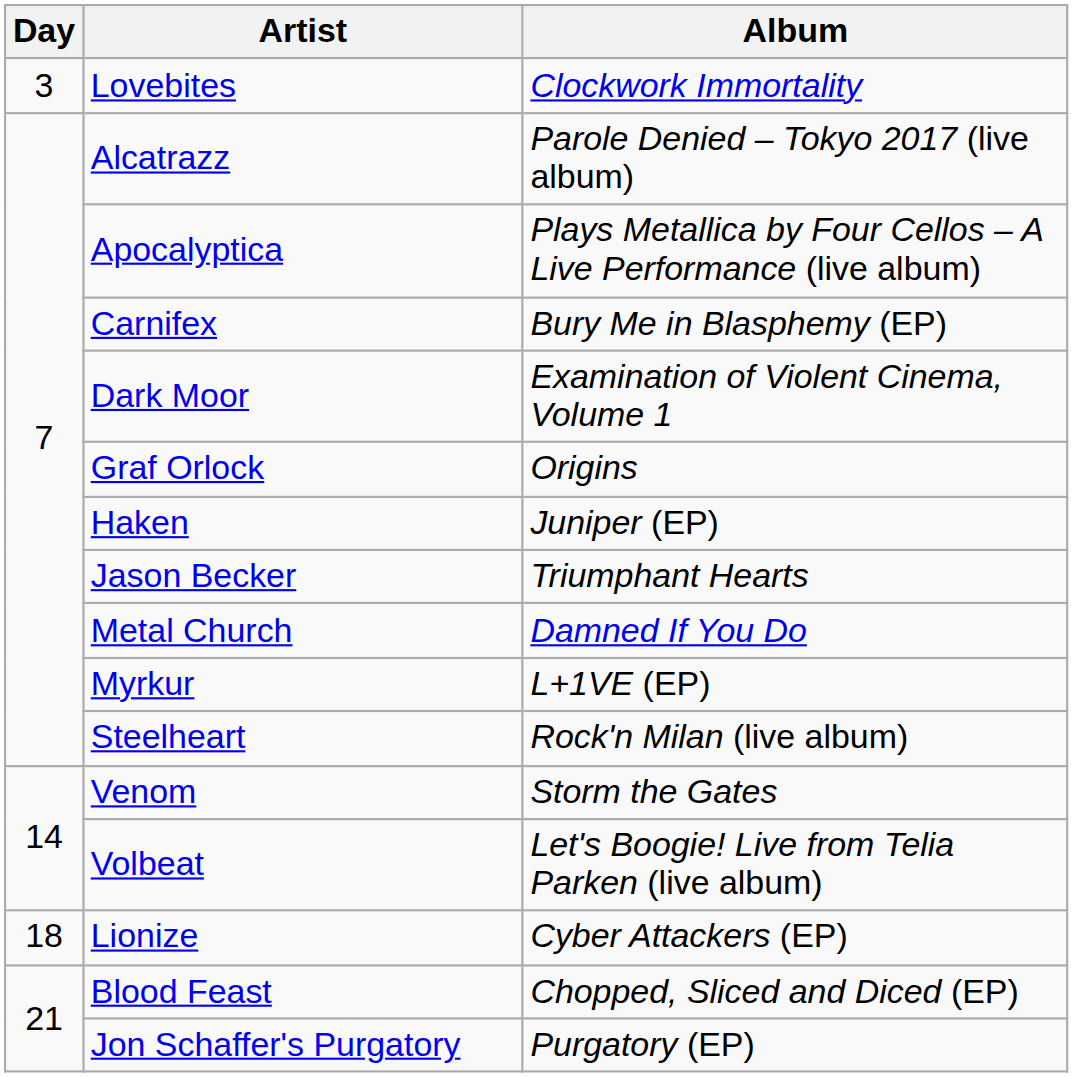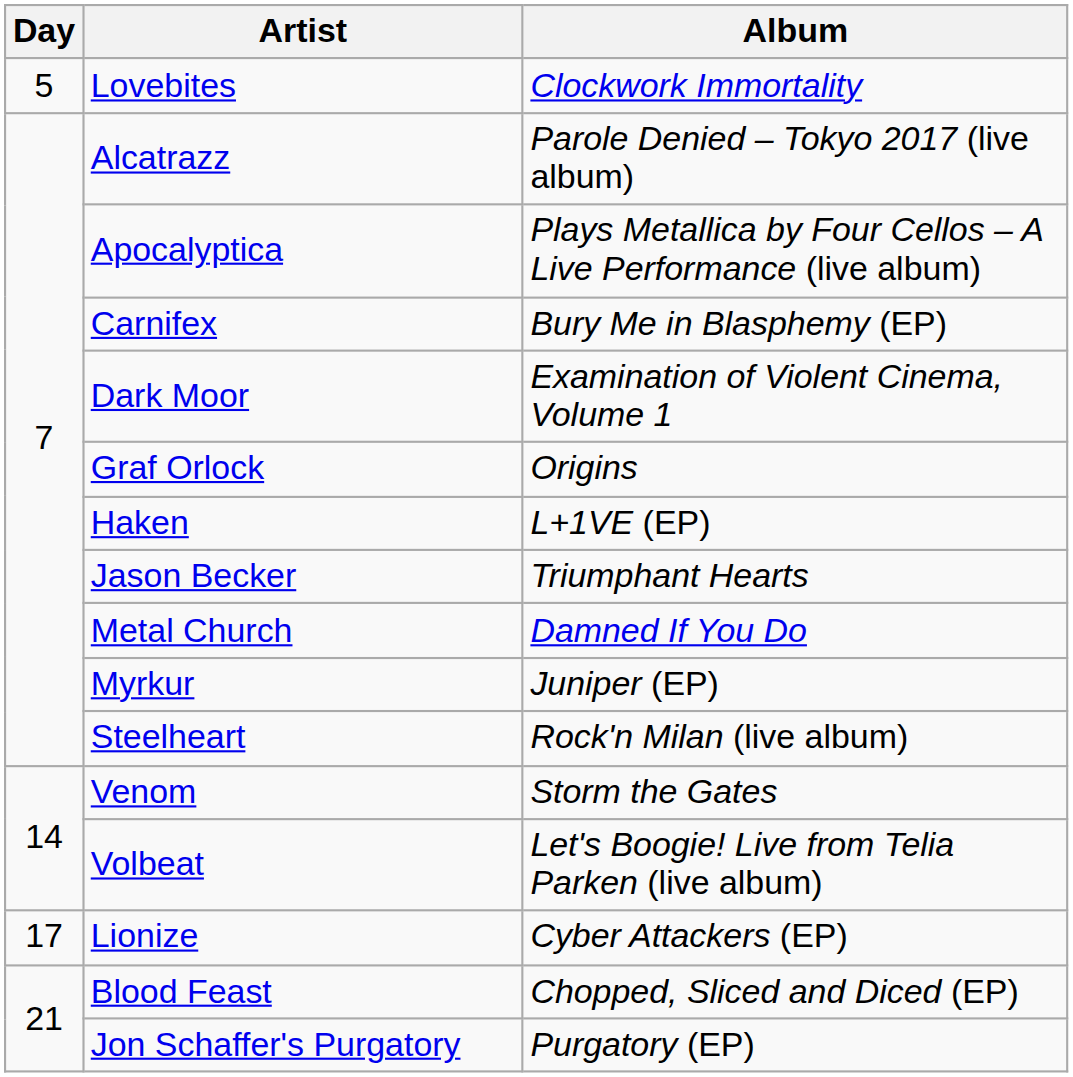(44, 85) 3 -> (44, 85) 5
(625, 522) Juniper (EP) -> (620, 522) L+1VE (EP)
(620, 683) L+1VE (EP) -> (625, 683) Juniper (EP)
(44, 937) 18 -> (44, 937) 17
